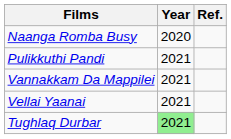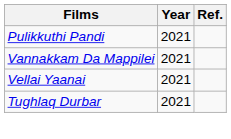- row: (72, 36)
(176, 123) lightgreen background -> (176, 101) no background
